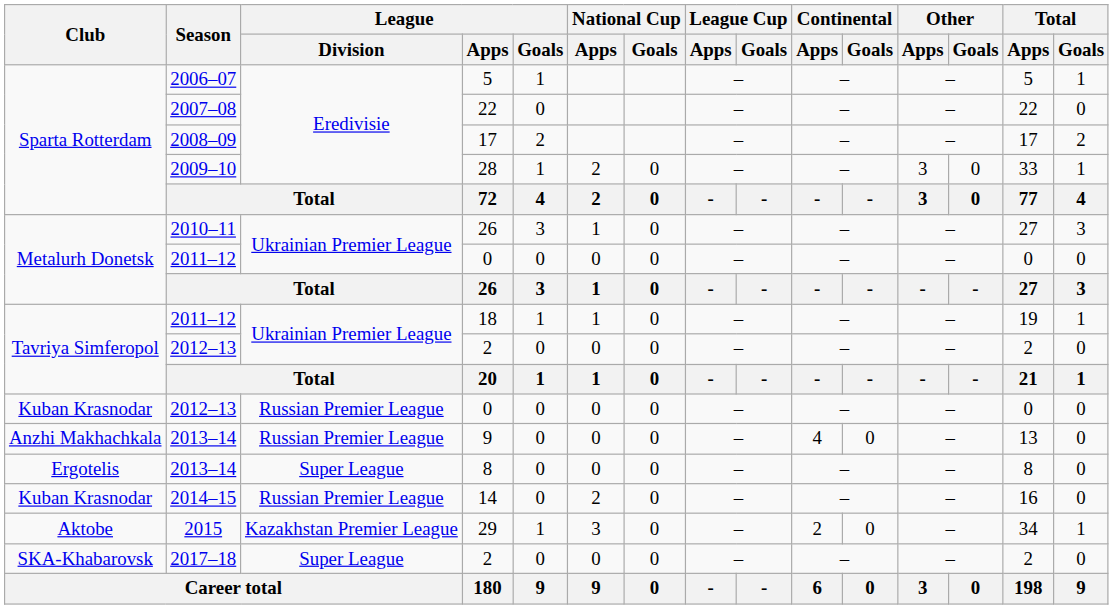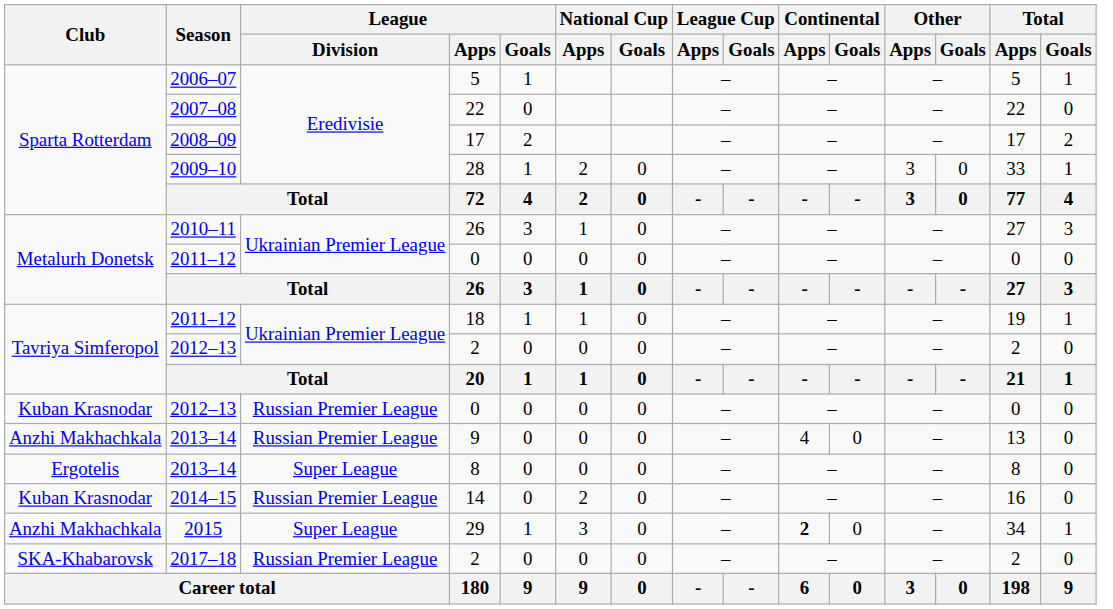(85, 528) Aktobe -> (85, 528) Anzhi Makhachkala
(351, 528) Kazakhstan Premier League -> (345, 528) Super League
(817, 528) normal -> (805, 528) bold
(351, 558) Super League -> (345, 558) Russian Premier League
